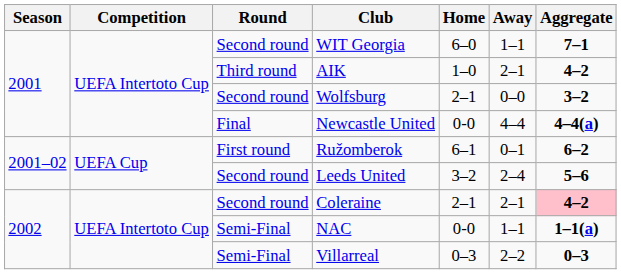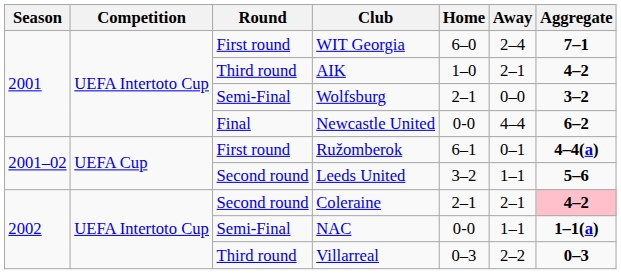(263, 44) Second round -> (253, 44) First round
(513, 44) 1–1 -> (513, 44) 2–4
(263, 96) Second round -> (254, 96) Semi-Final
(576, 123) 4–4(a) -> (576, 123) 6–2
(576, 149) 6–2 -> (576, 149) 4–4(a)
(513, 176) 2–4 -> (513, 176) 1–1
(254, 255) Semi-Final -> (257, 255) Third round
